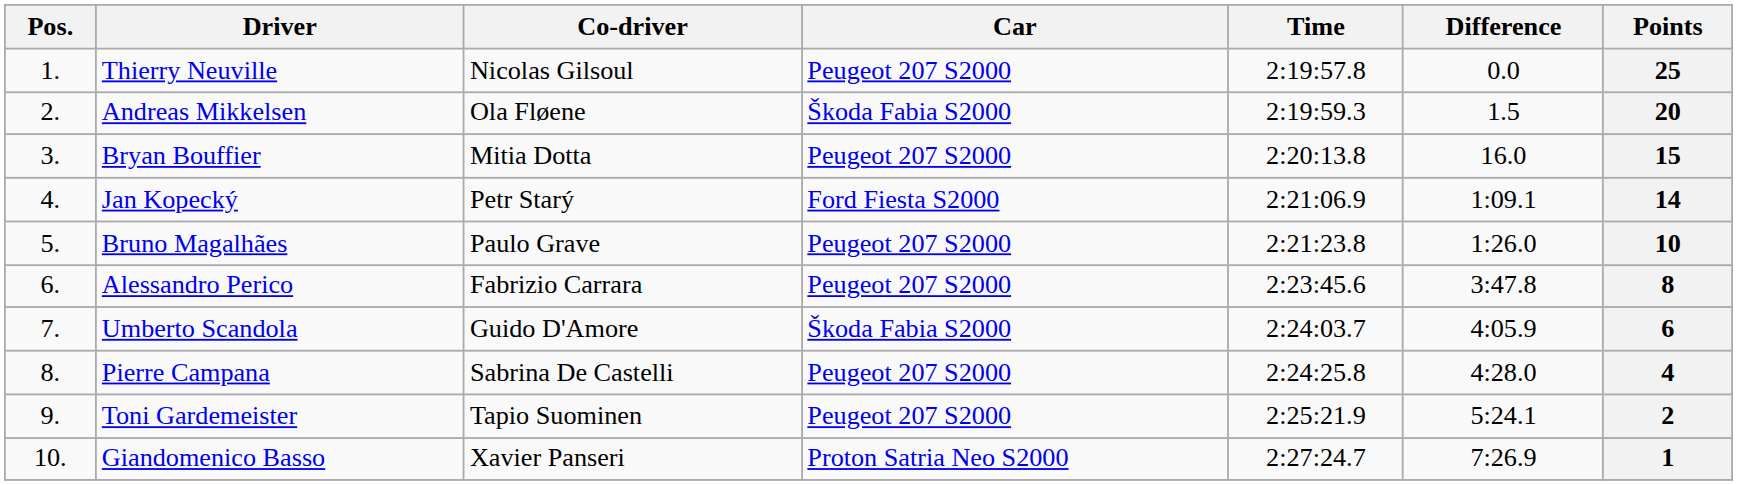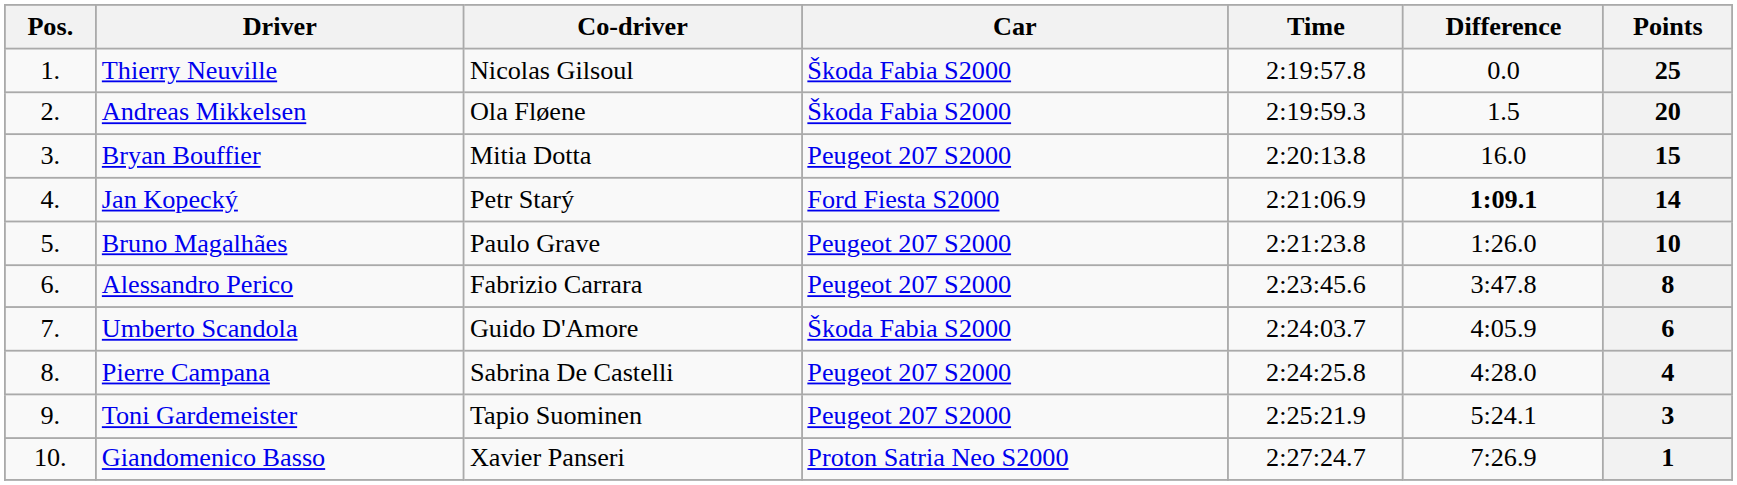(909, 69) Peugeot 207 S2000 -> (909, 69) Škoda Fabia S2000
(1503, 199) normal -> (1503, 199) bold
(1668, 415) 2 -> (1668, 415) 3
